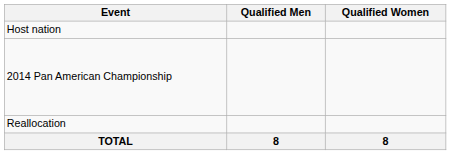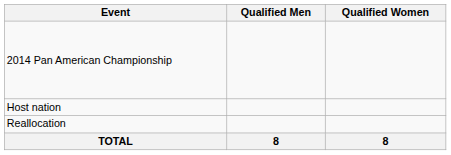rows swapped: (34, 30) <-> (89, 77)
